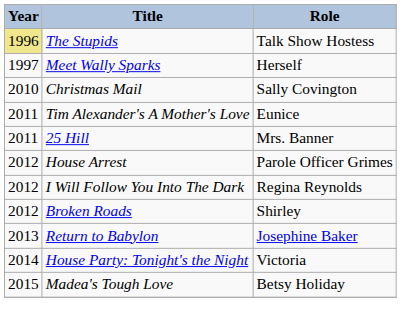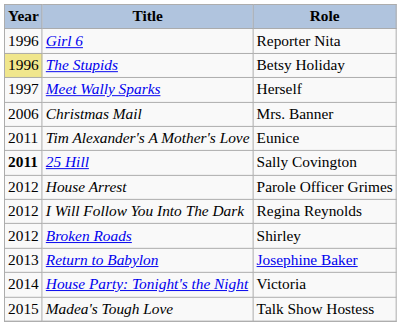+ row: (64, 41)
(315, 41) Talk Show Hostess -> (301, 65) Betsy Holiday
(23, 89) 2010 -> (23, 114) 2006
(307, 89) Sally Covington -> (295, 114) Mrs. Banner
(23, 138) normal -> (23, 162) bold
(295, 138) Mrs. Banner -> (307, 162) Sally Covington
(301, 284) Betsy Holiday -> (315, 308) Talk Show Hostess
